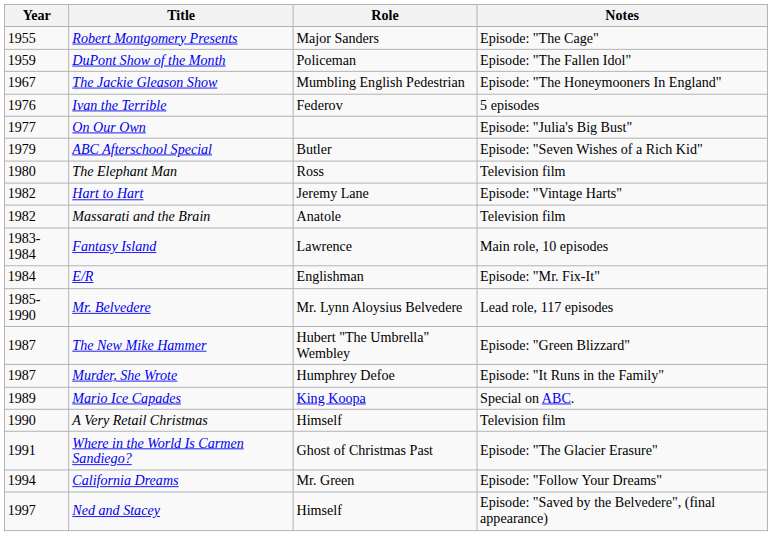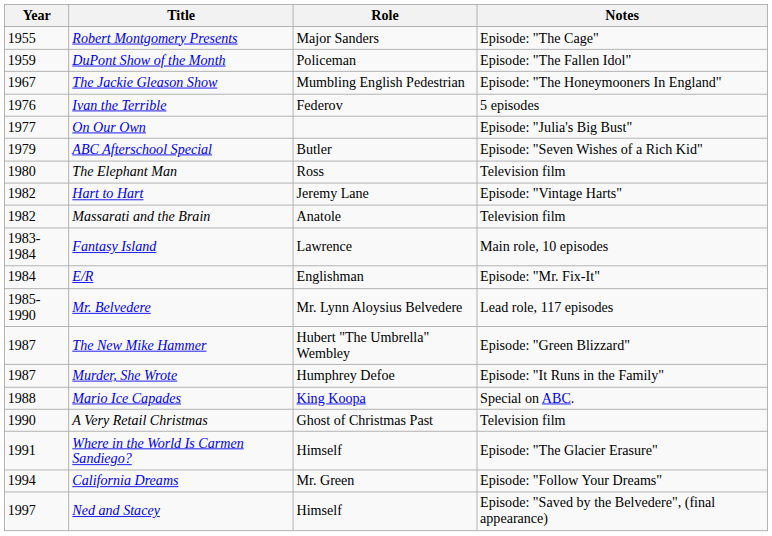(22, 398) 1989 -> (22, 398) 1988
(319, 420) Himself -> (365, 420) Ghost of Christmas Past
(365, 450) Ghost of Christmas Past -> (319, 450) Himself
